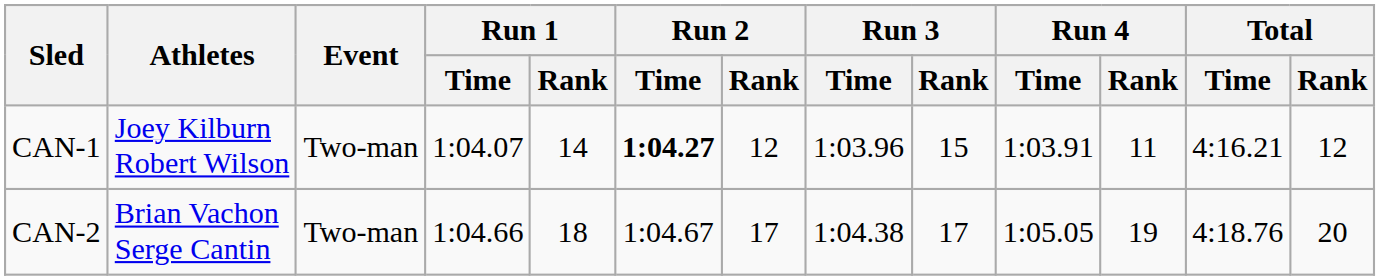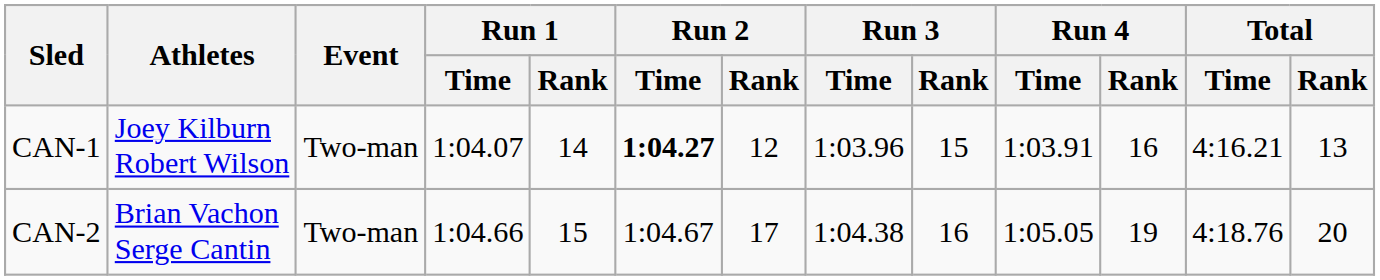(1143, 146) 11 -> (1143, 146) 16
(1332, 146) 12 -> (1332, 146) 13
(573, 231) 18 -> (573, 231) 15
(953, 231) 17 -> (953, 231) 16
